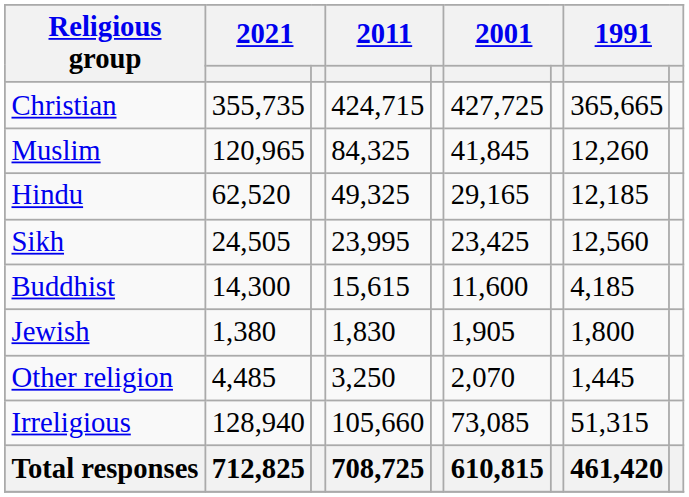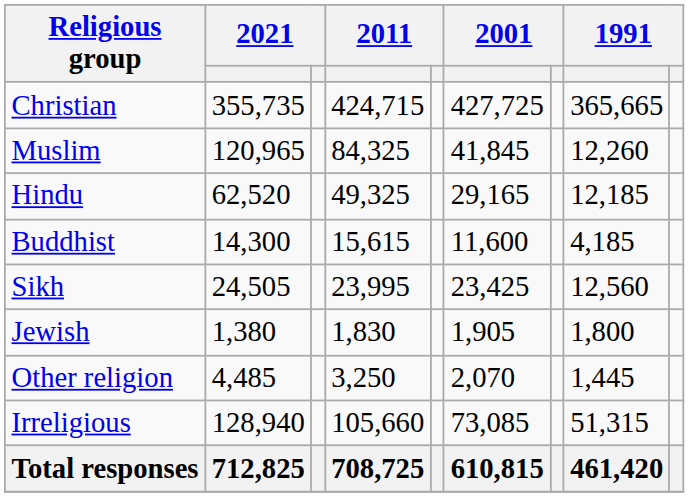rows swapped: (38, 241) <-> (63, 286)
